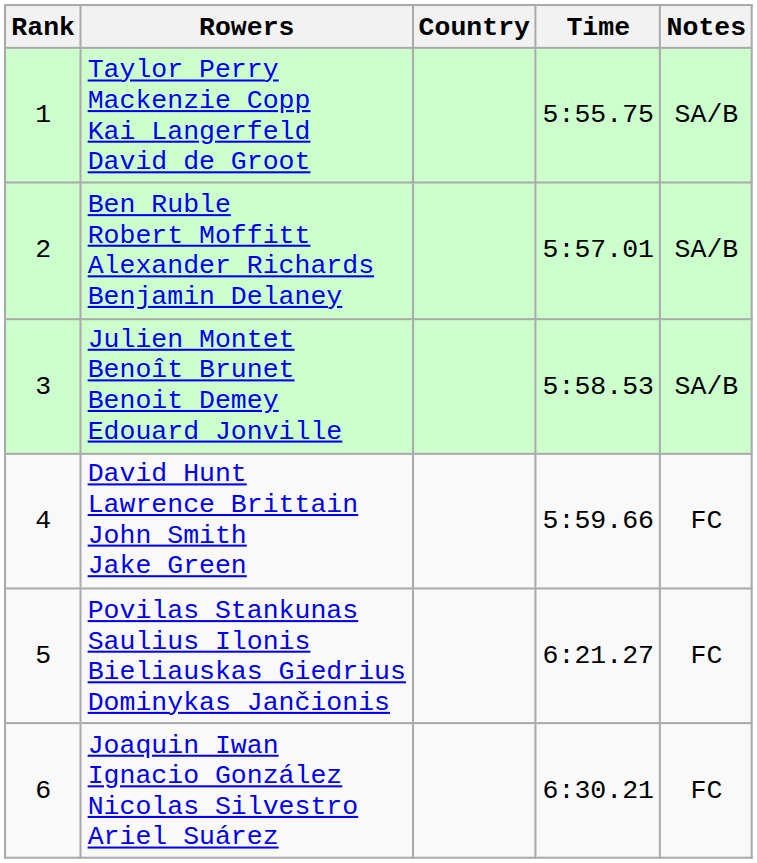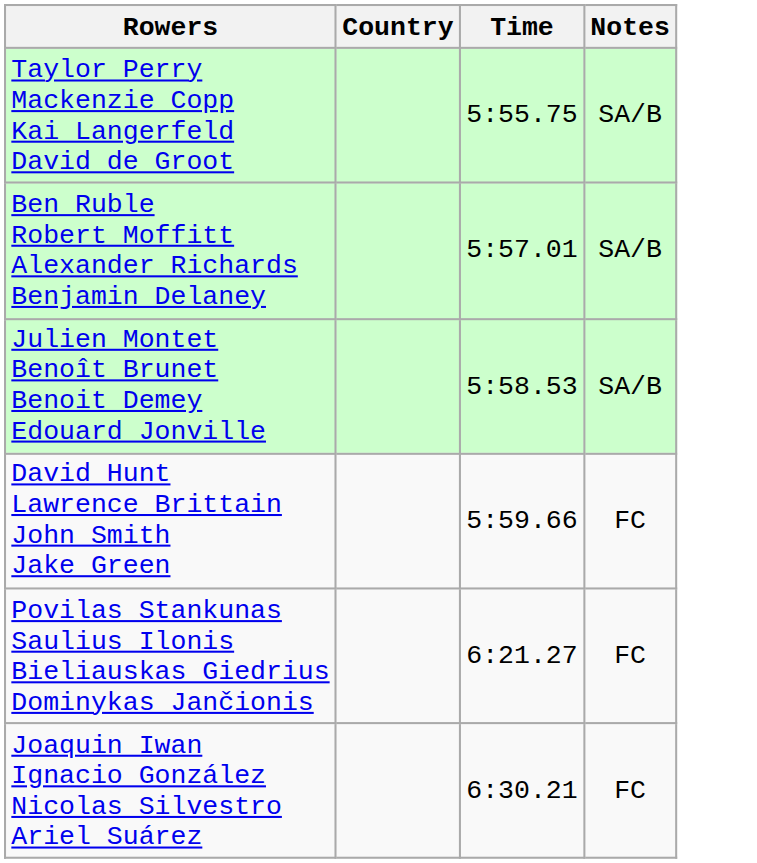- column: (43, 27)
